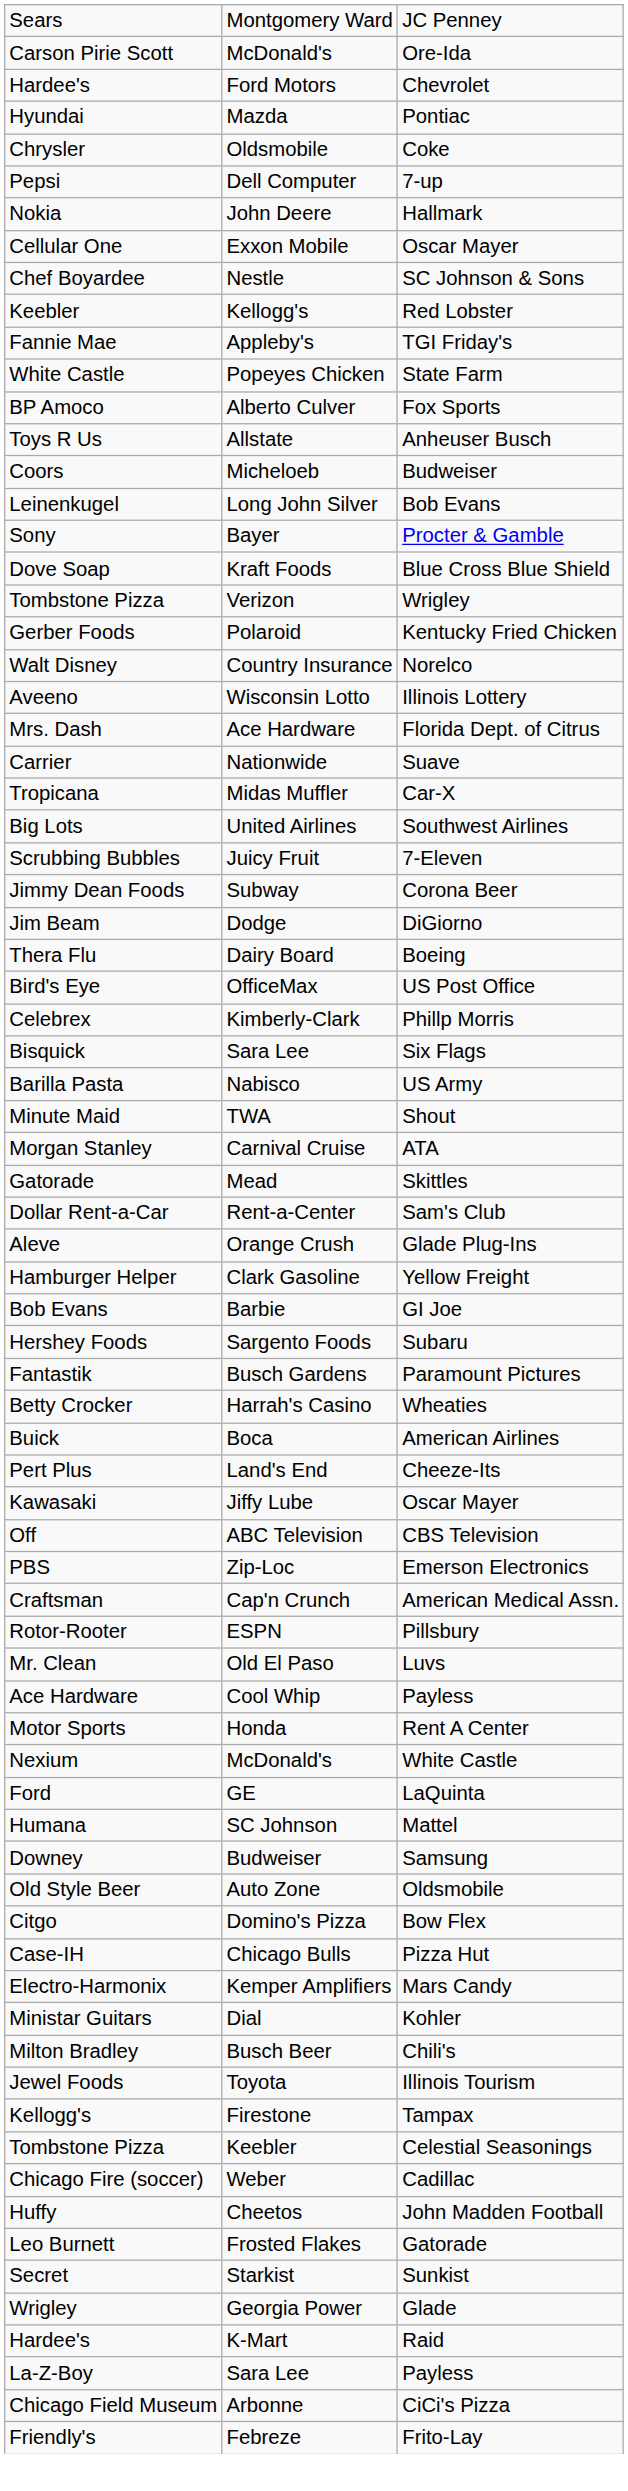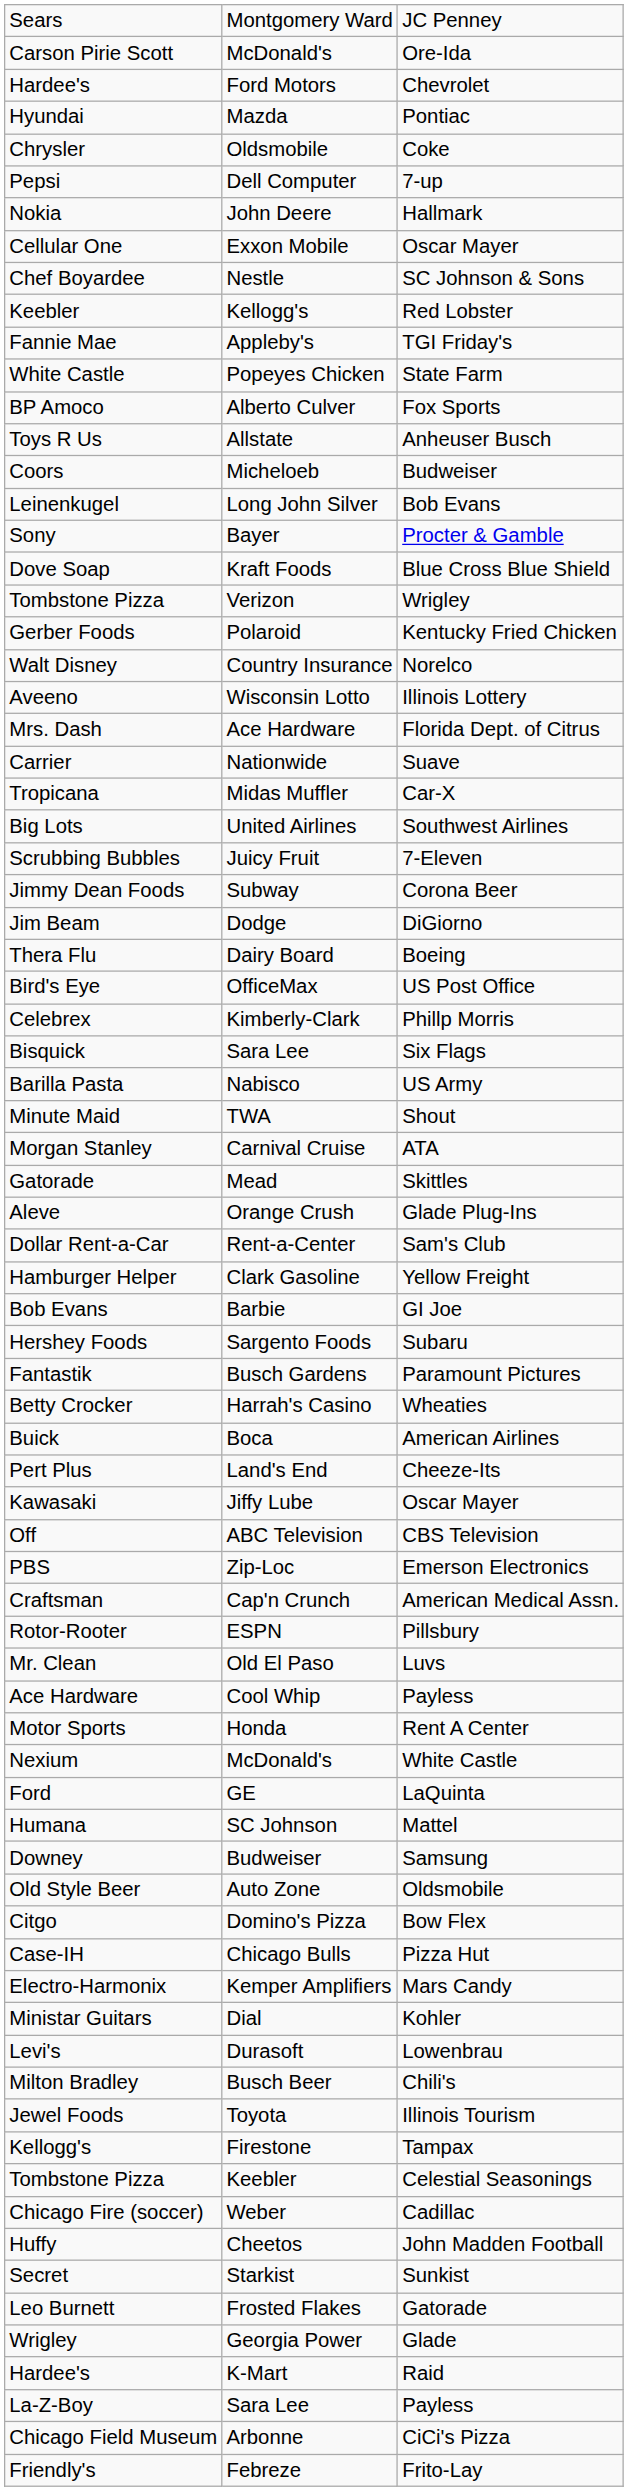rows swapped: (89, 1212) <-> (35, 1245)
+ row: (35, 2050)
rows swapped: (62, 2244) <-> (39, 2276)
